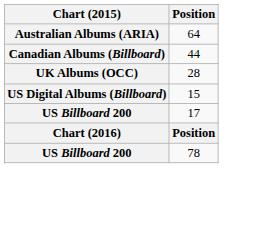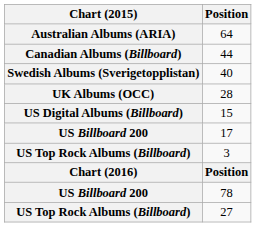+ row: (227, 73)
+ row: (227, 152)
+ row: (227, 212)
